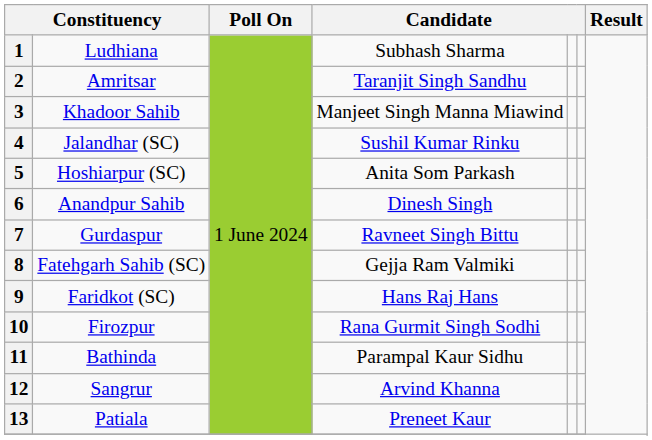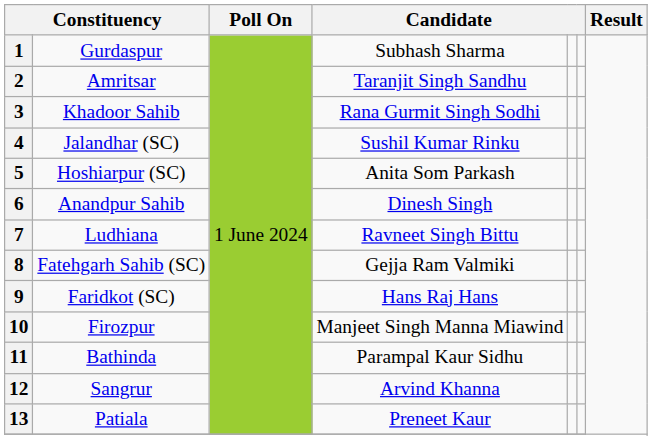(121, 50) Ludhiana -> (121, 50) Gurdaspur
(440, 111) Manjeet Singh Manna Miawind -> (440, 111) Rana Gurmit Singh Sodhi
(121, 234) Gurdaspur -> (121, 234) Ludhiana
(440, 326) Rana Gurmit Singh Sodhi -> (440, 326) Manjeet Singh Manna Miawind
